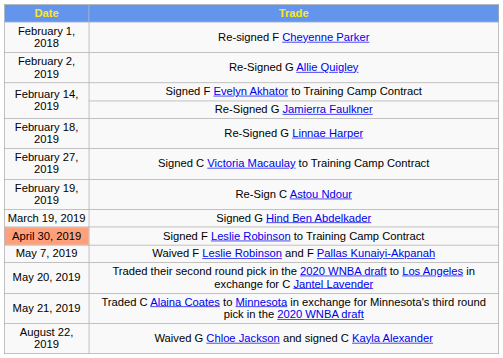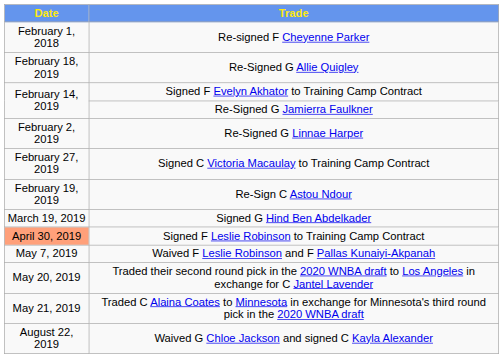(47, 67) February 2, 2019 -> (47, 67) February 18, 2019
(47, 133) February 18, 2019 -> (47, 133) February 2, 2019
